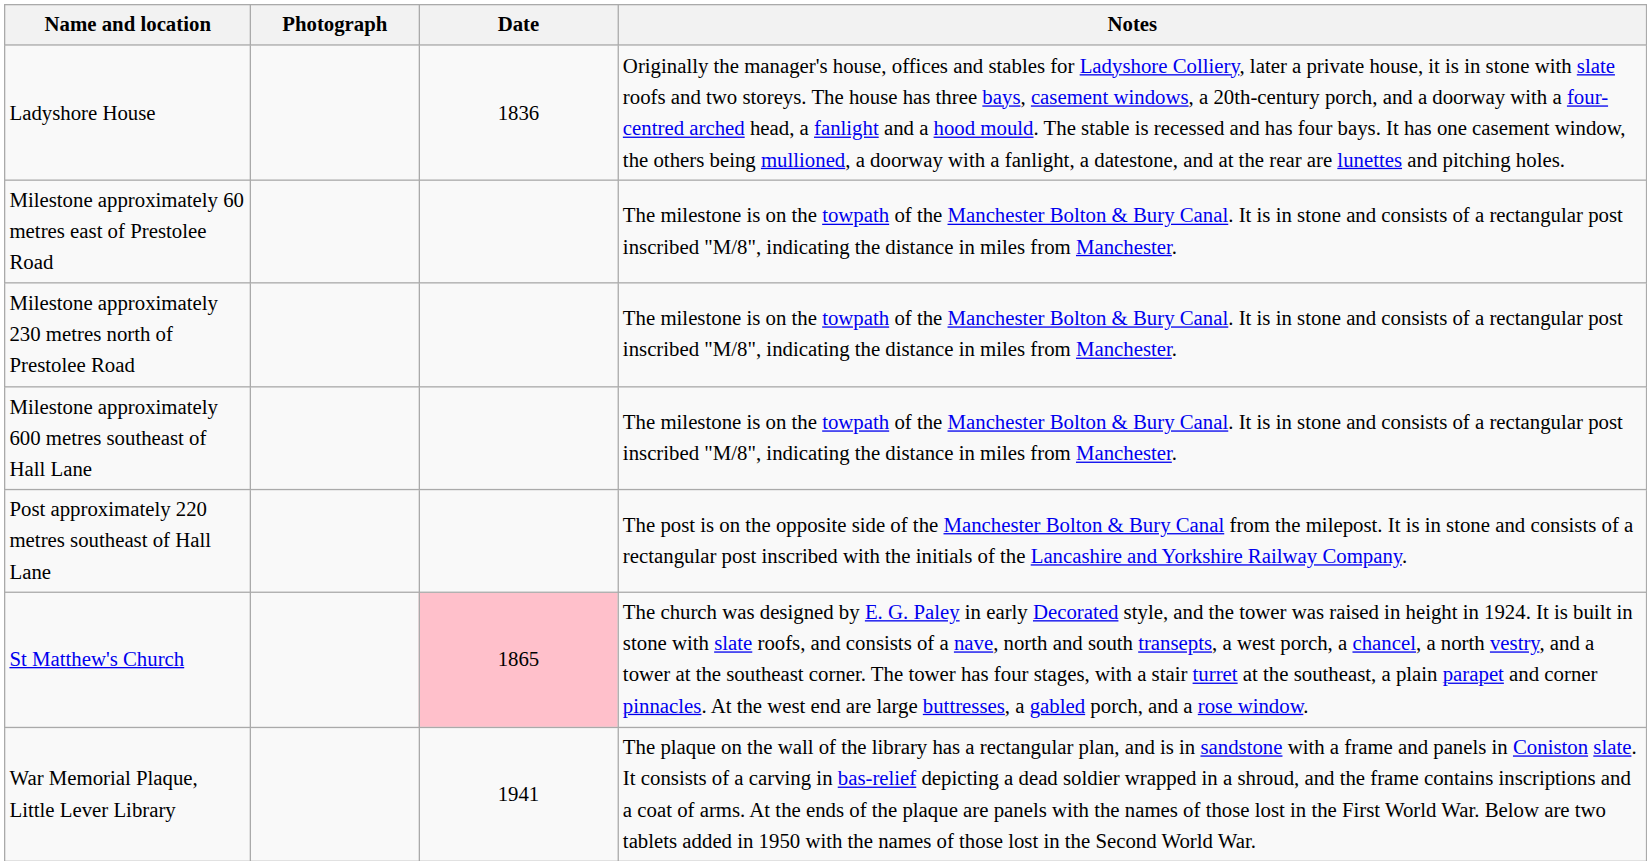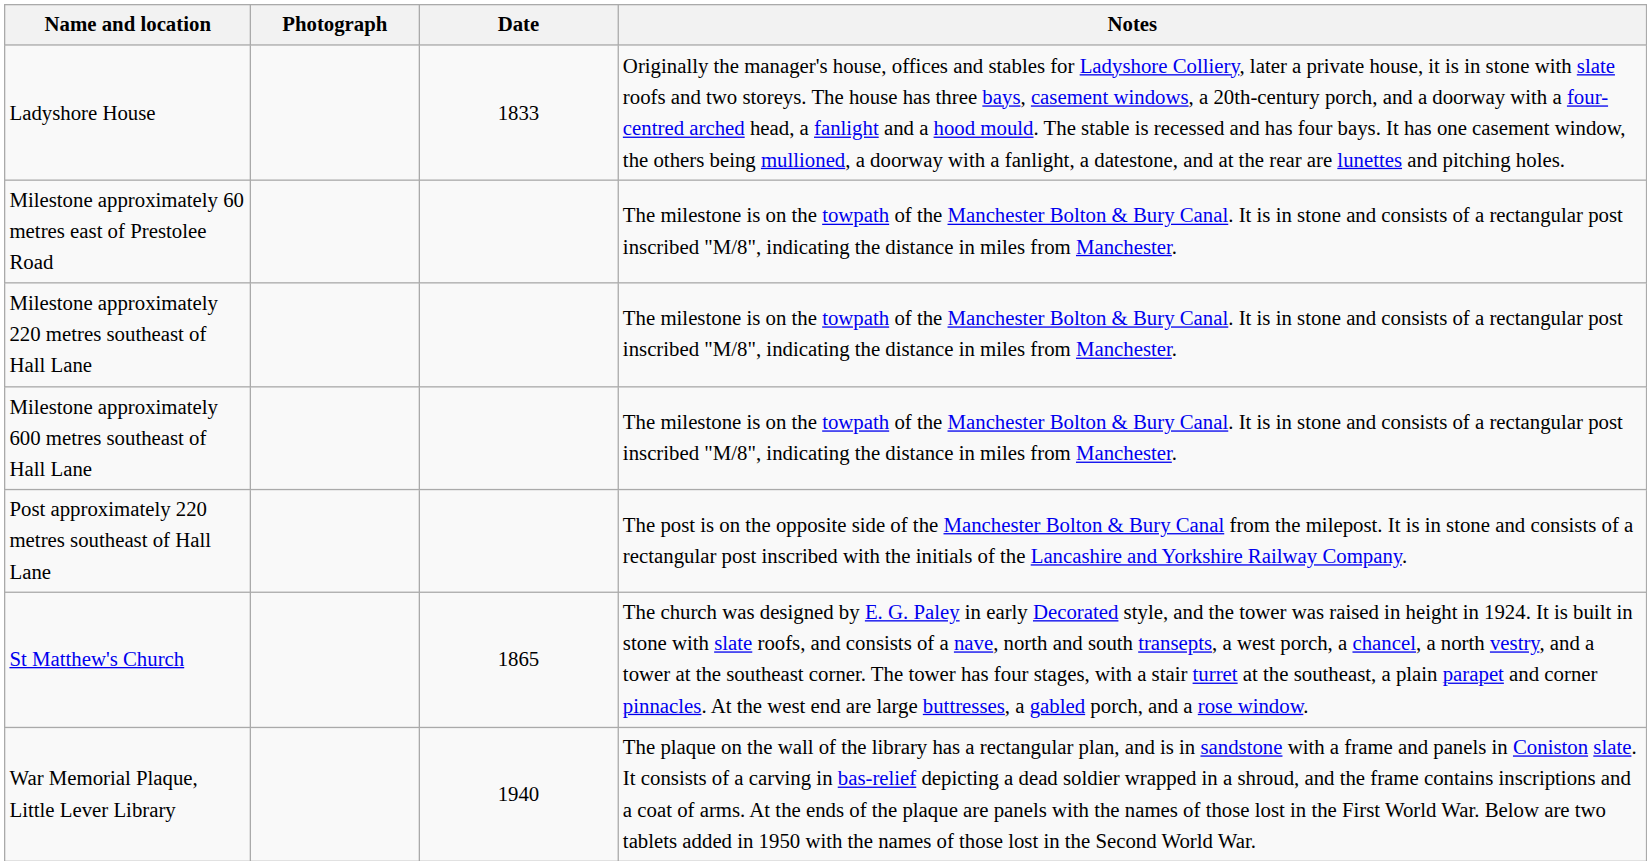(518, 112) 1836 -> (518, 112) 1833
+ row: (114, 334)
- row: (114, 334)
(518, 659) pink background -> (518, 659) no background
(518, 794) 1941 -> (518, 794) 1940
